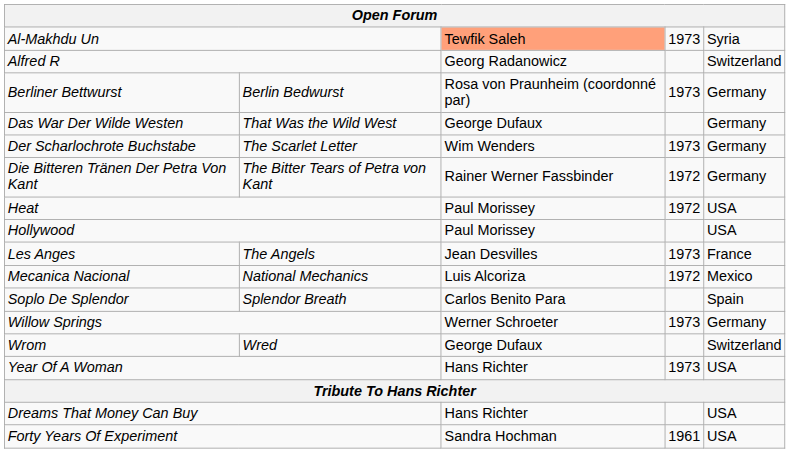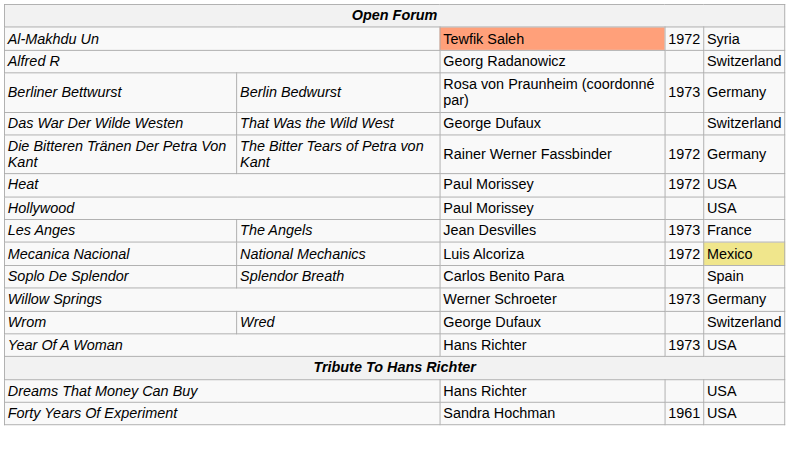(684, 38) 1973 -> (684, 38) 1972
(737, 123) Germany -> (744, 123) Switzerland
- row: (102, 146)
(730, 276) no background -> (730, 253) khaki background
